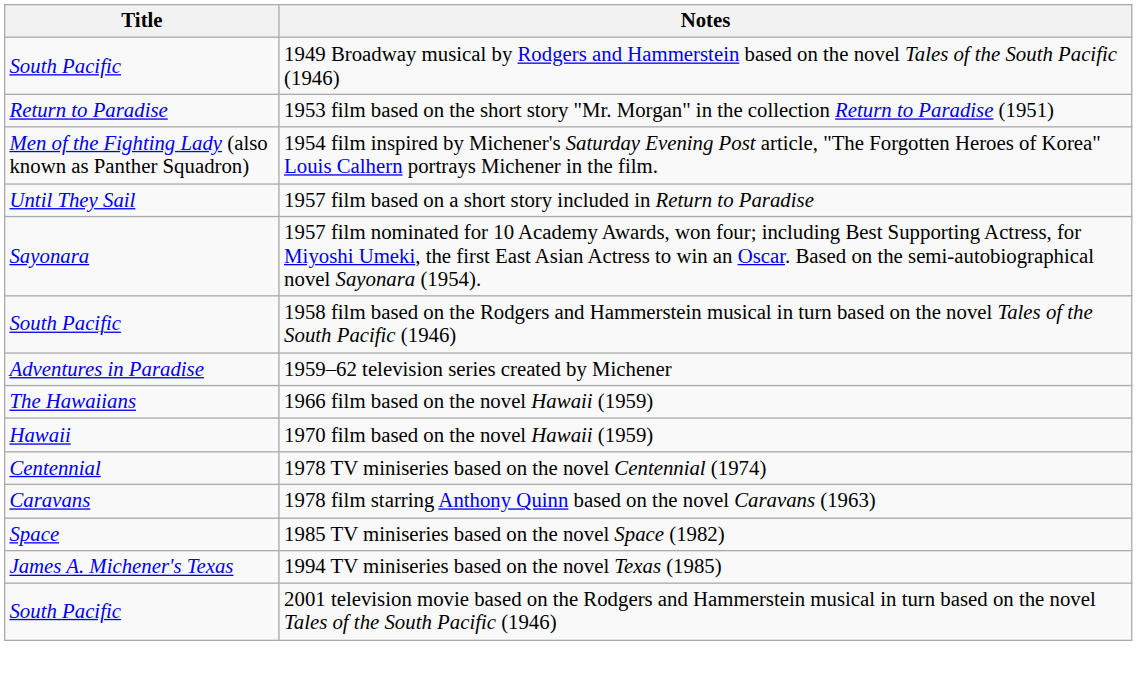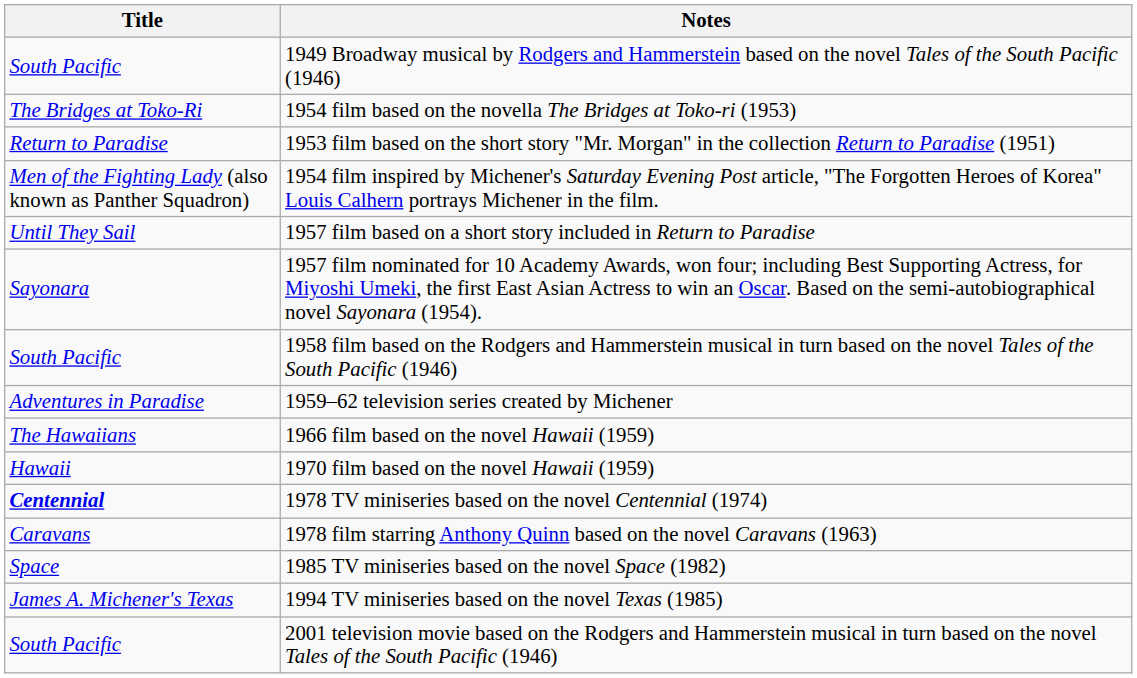+ row: (541, 110)
(55, 467) normal -> (57, 500) bold
